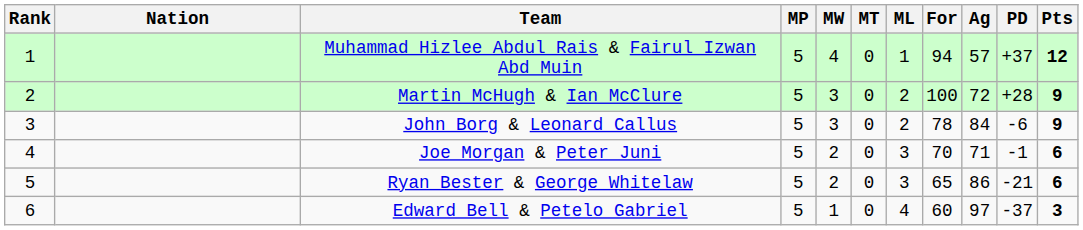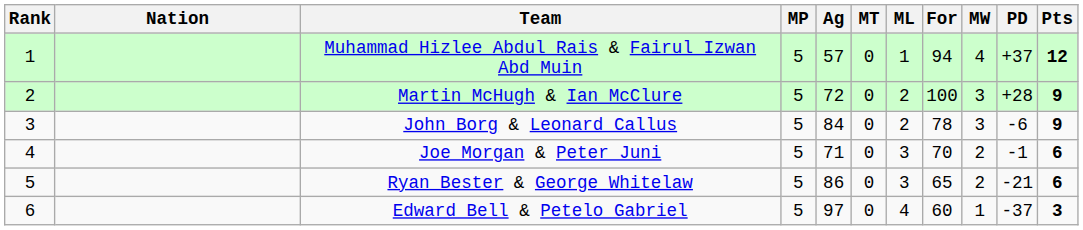columns swapped: (834, 19) <-> (980, 19)
